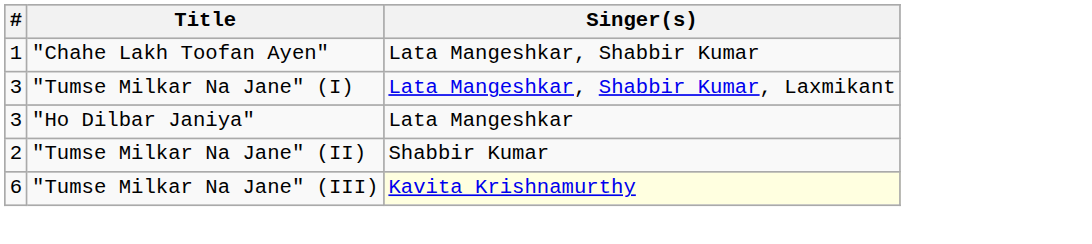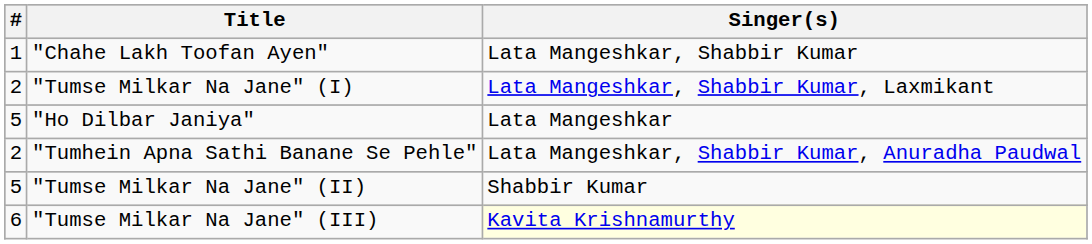(16, 88) 3 -> (16, 88) 2
(16, 122) 3 -> (16, 122) 5
+ row: (255, 155)
(16, 155) 2 -> (16, 188) 5
